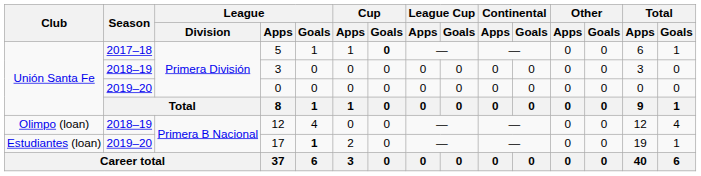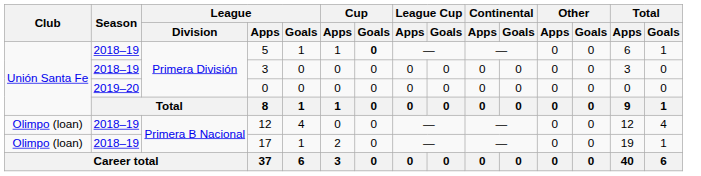(129, 50) 2017–18 -> (116, 50) 2018–19
(54, 143) Estudiantes (loan) -> (48, 143) Olimpo (loan)
(129, 143) 2019–20 -> (116, 143) 2018–19
(314, 143) bold -> (301, 143) normal
